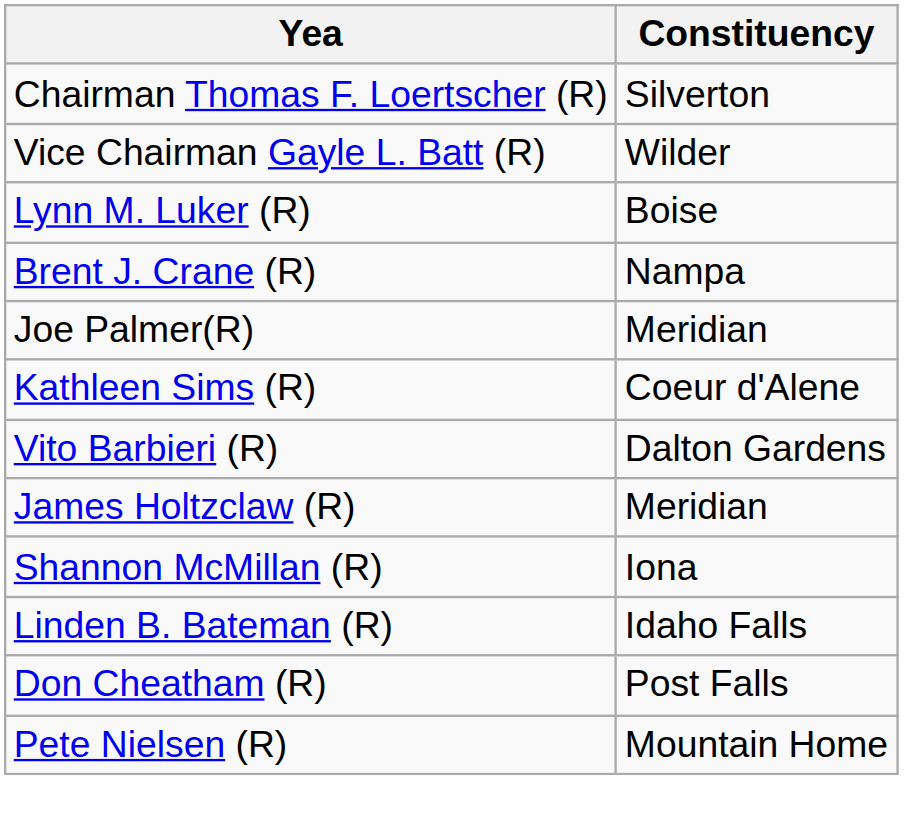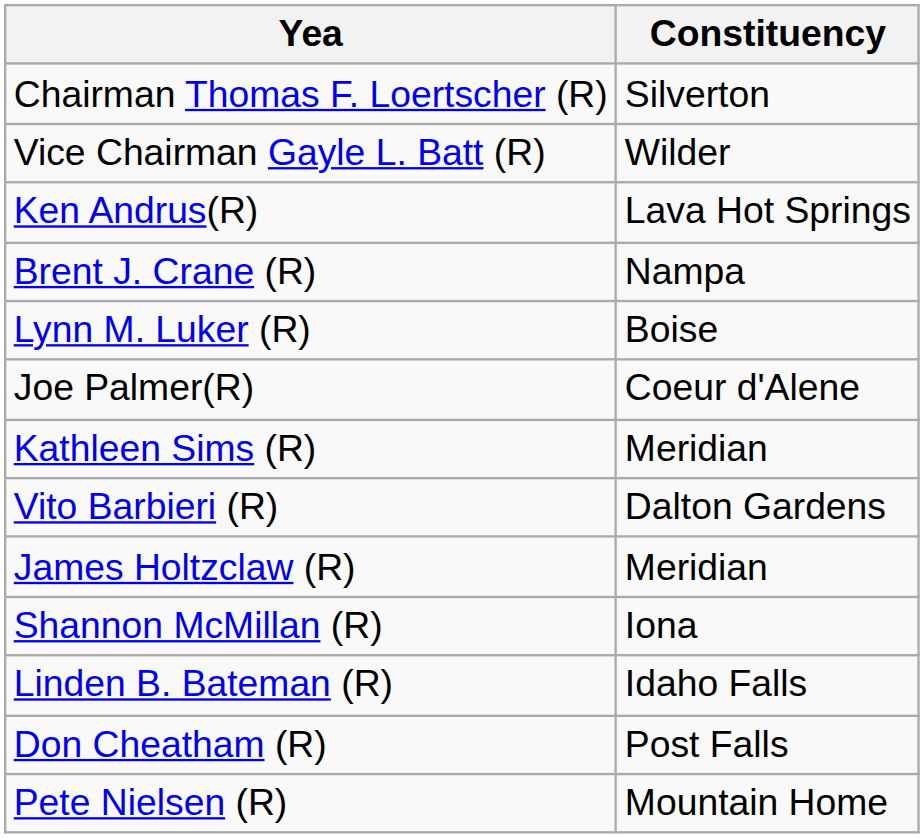+ row: (136, 211)
rows swapped: (162, 211) <-> (165, 270)
(696, 329) Meridian -> (742, 388) Coeur d'Alene
(742, 388) Coeur d'Alene -> (696, 447) Meridian
